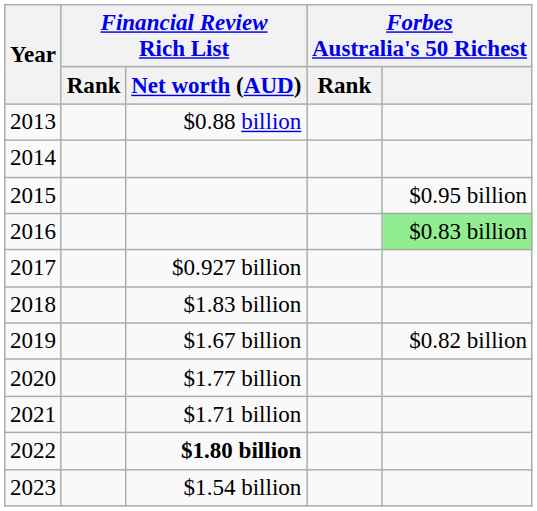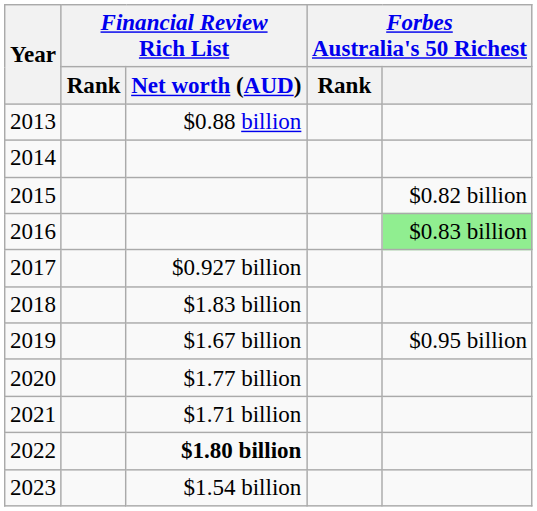(468, 194) $0.95 billion -> (468, 194) $0.82 billion
(468, 341) $0.82 billion -> (468, 341) $0.95 billion
